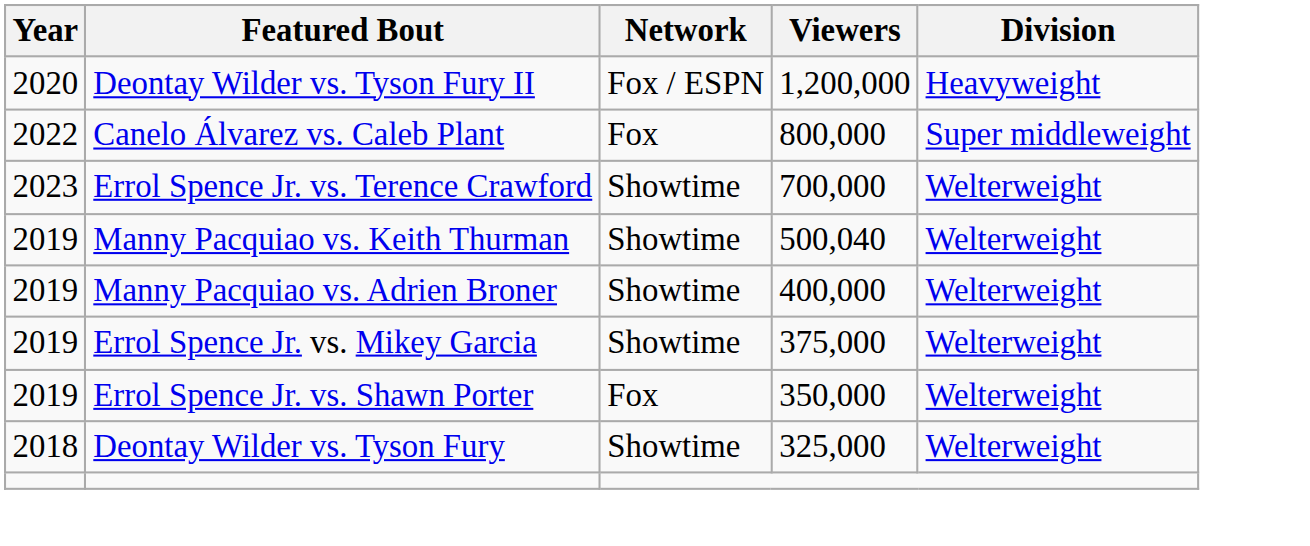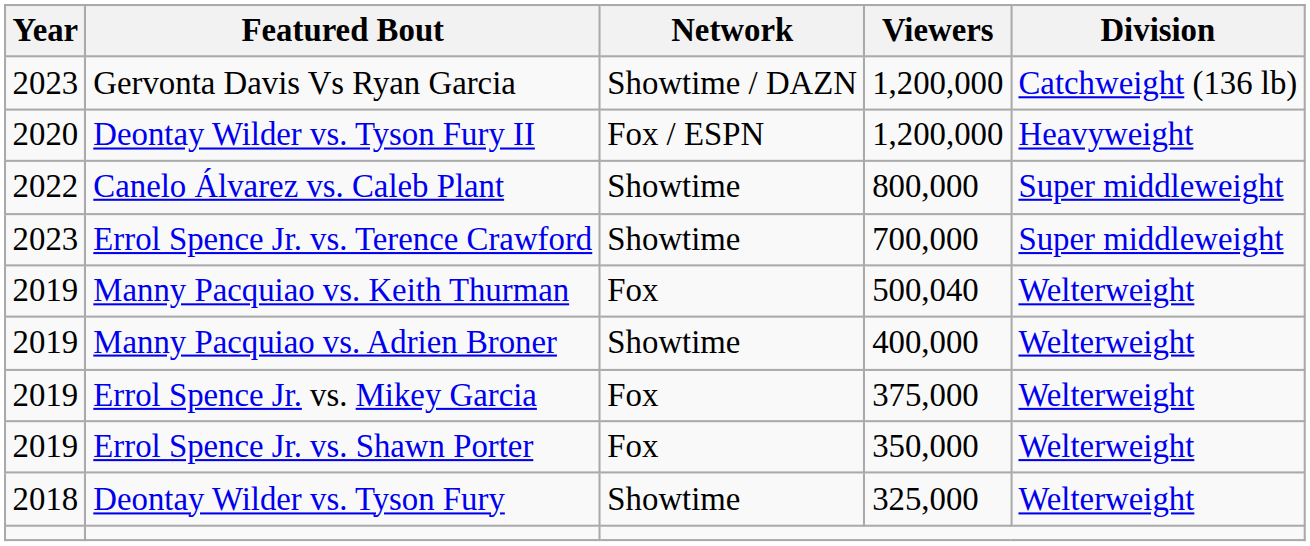+ row: (305, 82)
(633, 134) Fox -> (674, 186) Showtime
(1014, 186) Welterweight -> (1151, 238) Super middleweight
(674, 238) Showtime -> (633, 290) Fox
(674, 342) Showtime -> (633, 394) Fox
